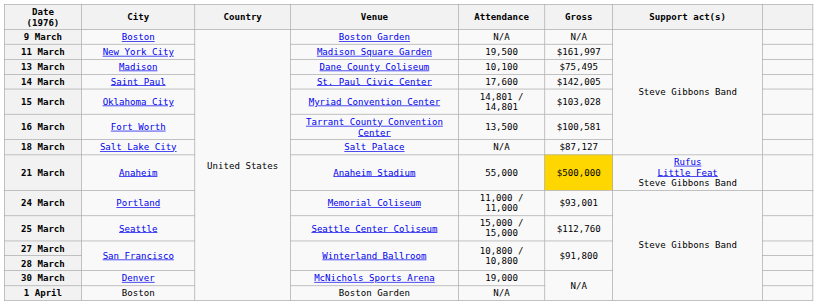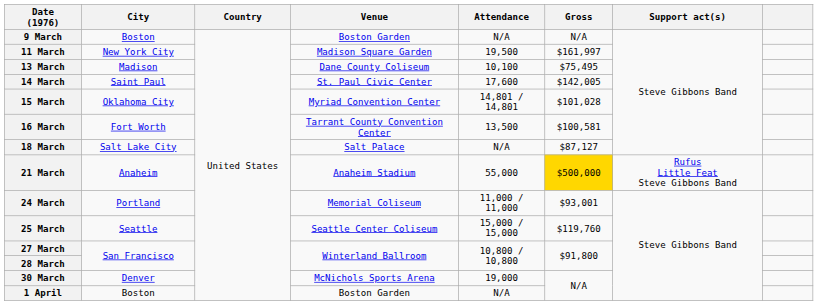(579, 102) $103,028 -> (579, 102) $101,028
(579, 228) $112,760 -> (579, 228) $119,760
